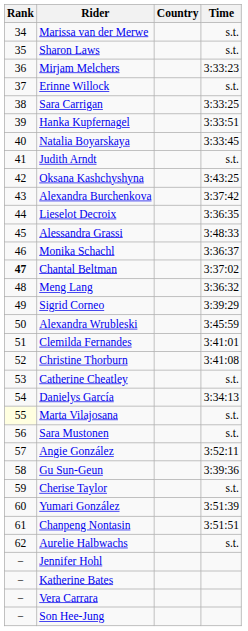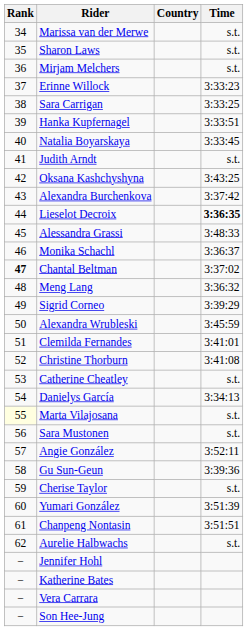(221, 68) 3:33:23 -> (233, 68) s.t.
(232, 86) s.t. -> (222, 86) 3:33:23
(221, 214) normal -> (222, 214) bold
